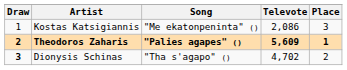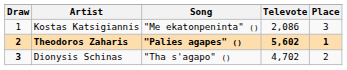(285, 42) 5,609 -> (285, 42) 5,602
